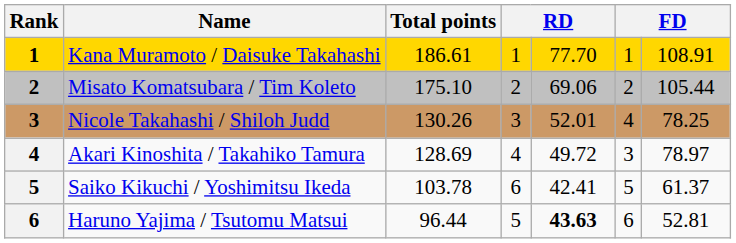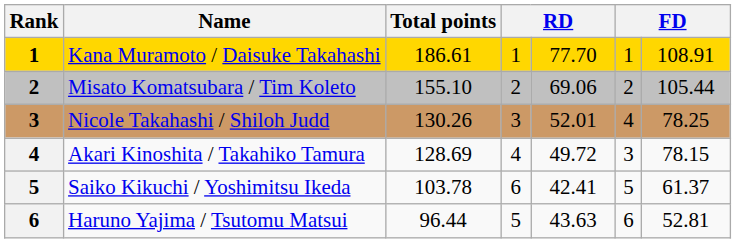(443, 87) 175.10 -> (443, 87) 155.10
(686, 154) 78.97 -> (686, 154) 78.15
(573, 220) bold -> (573, 220) normal
